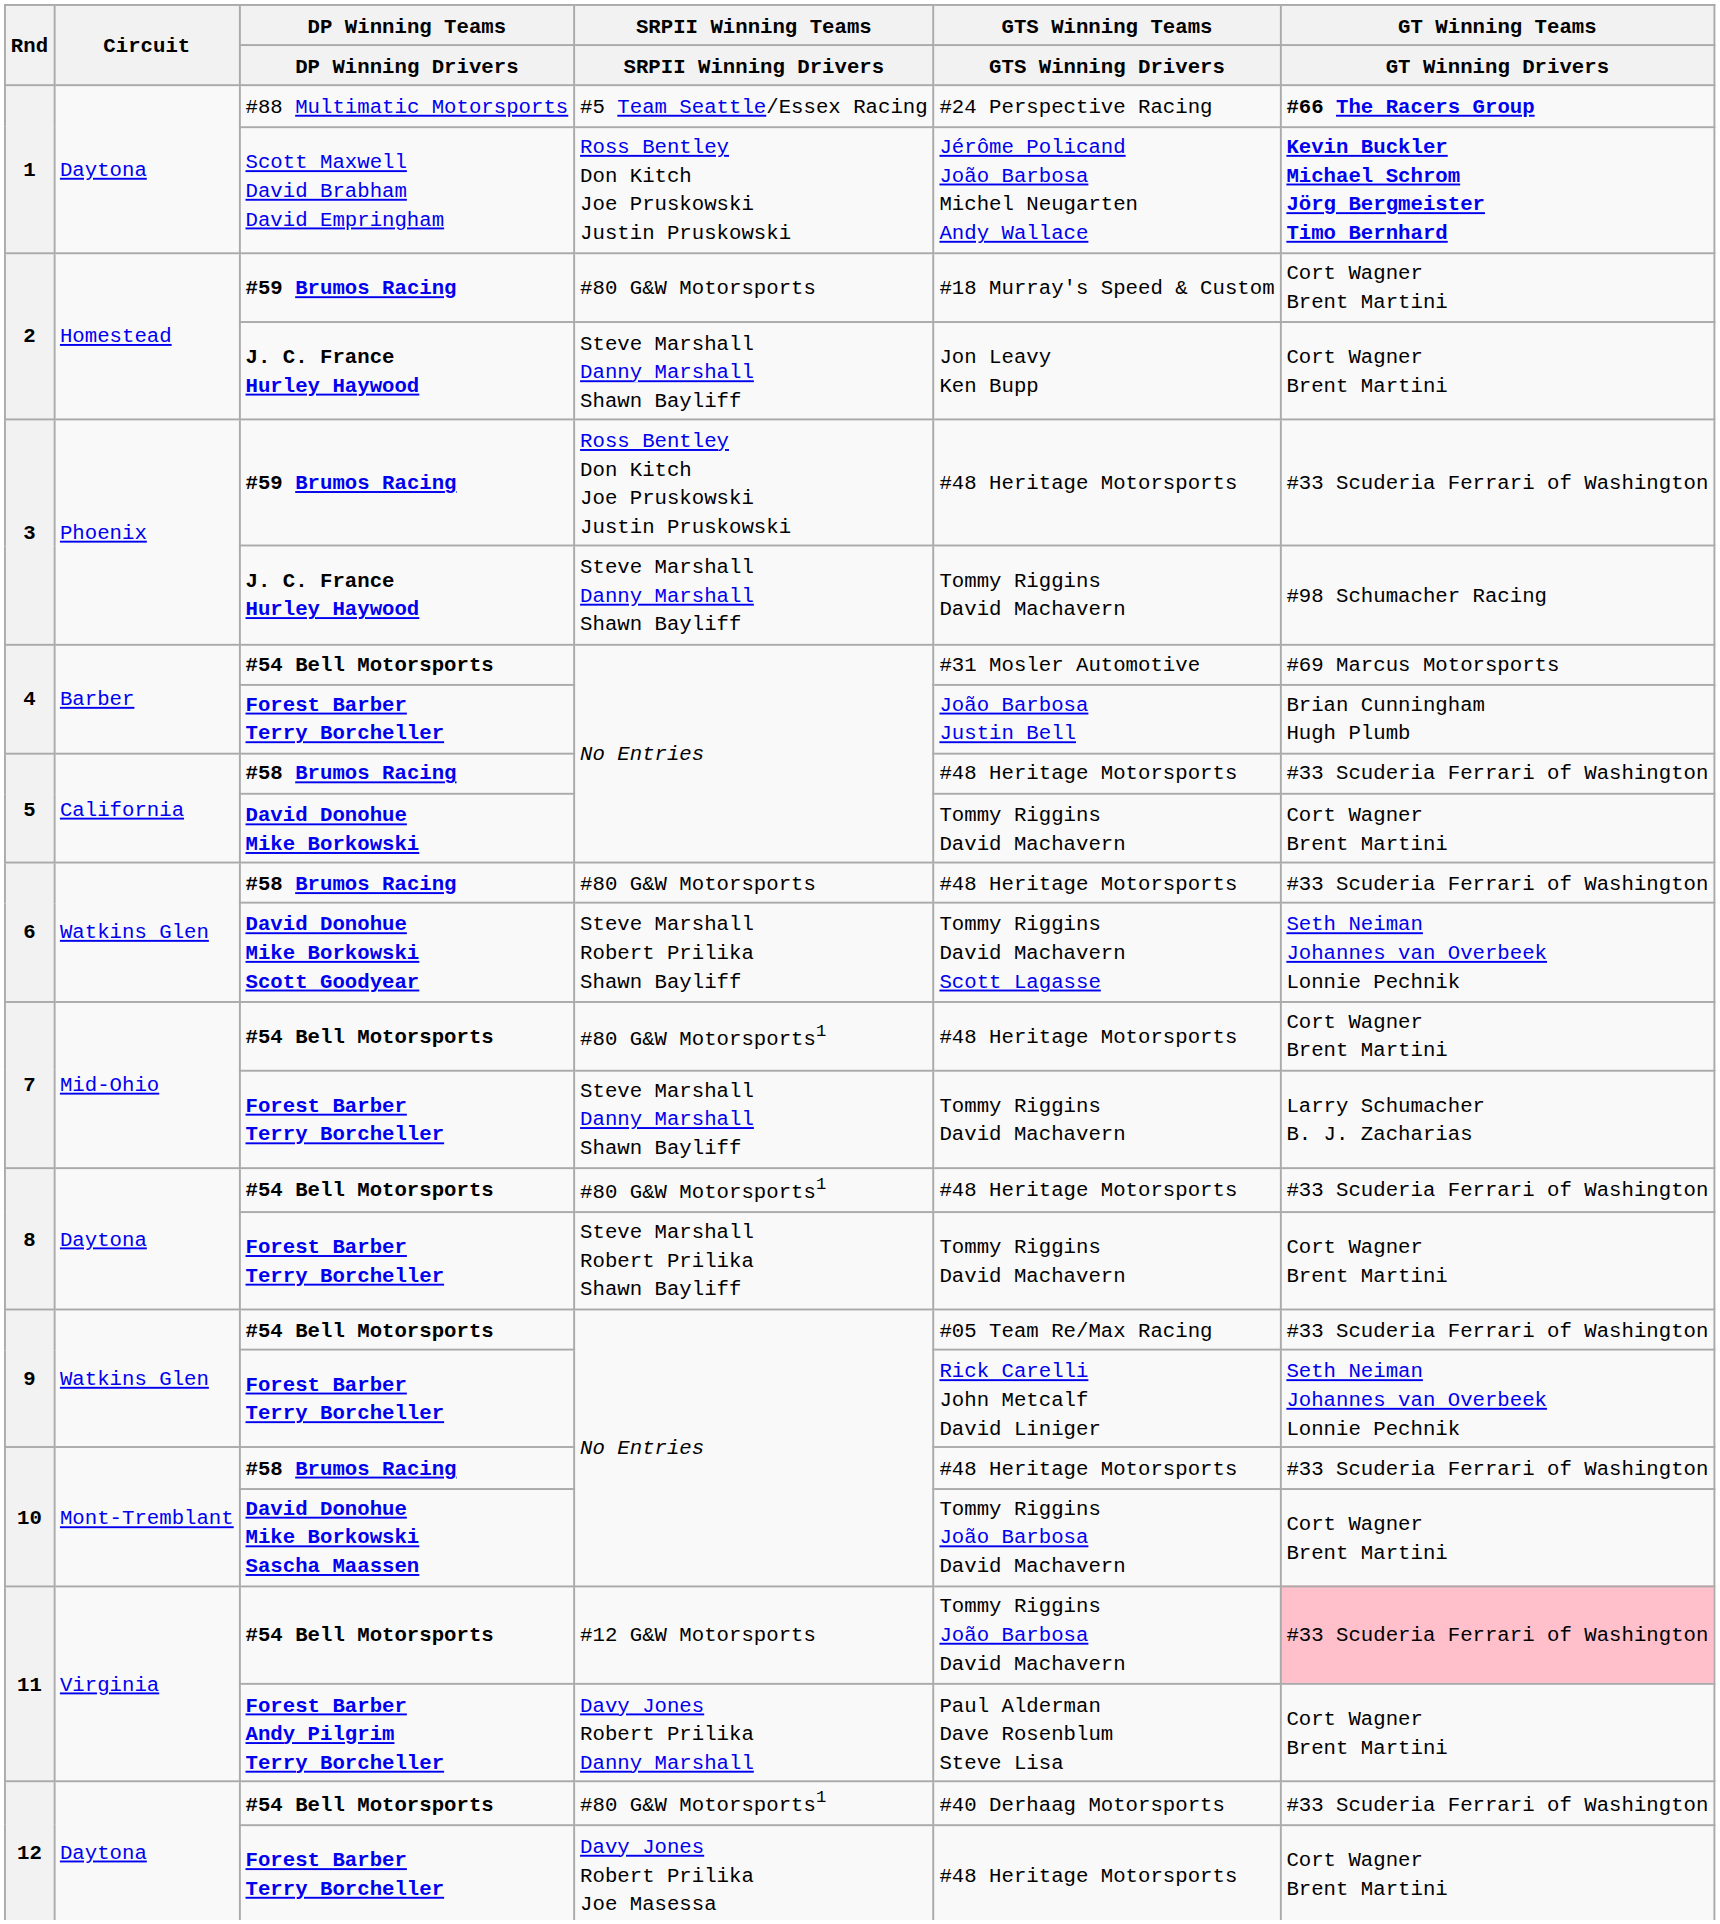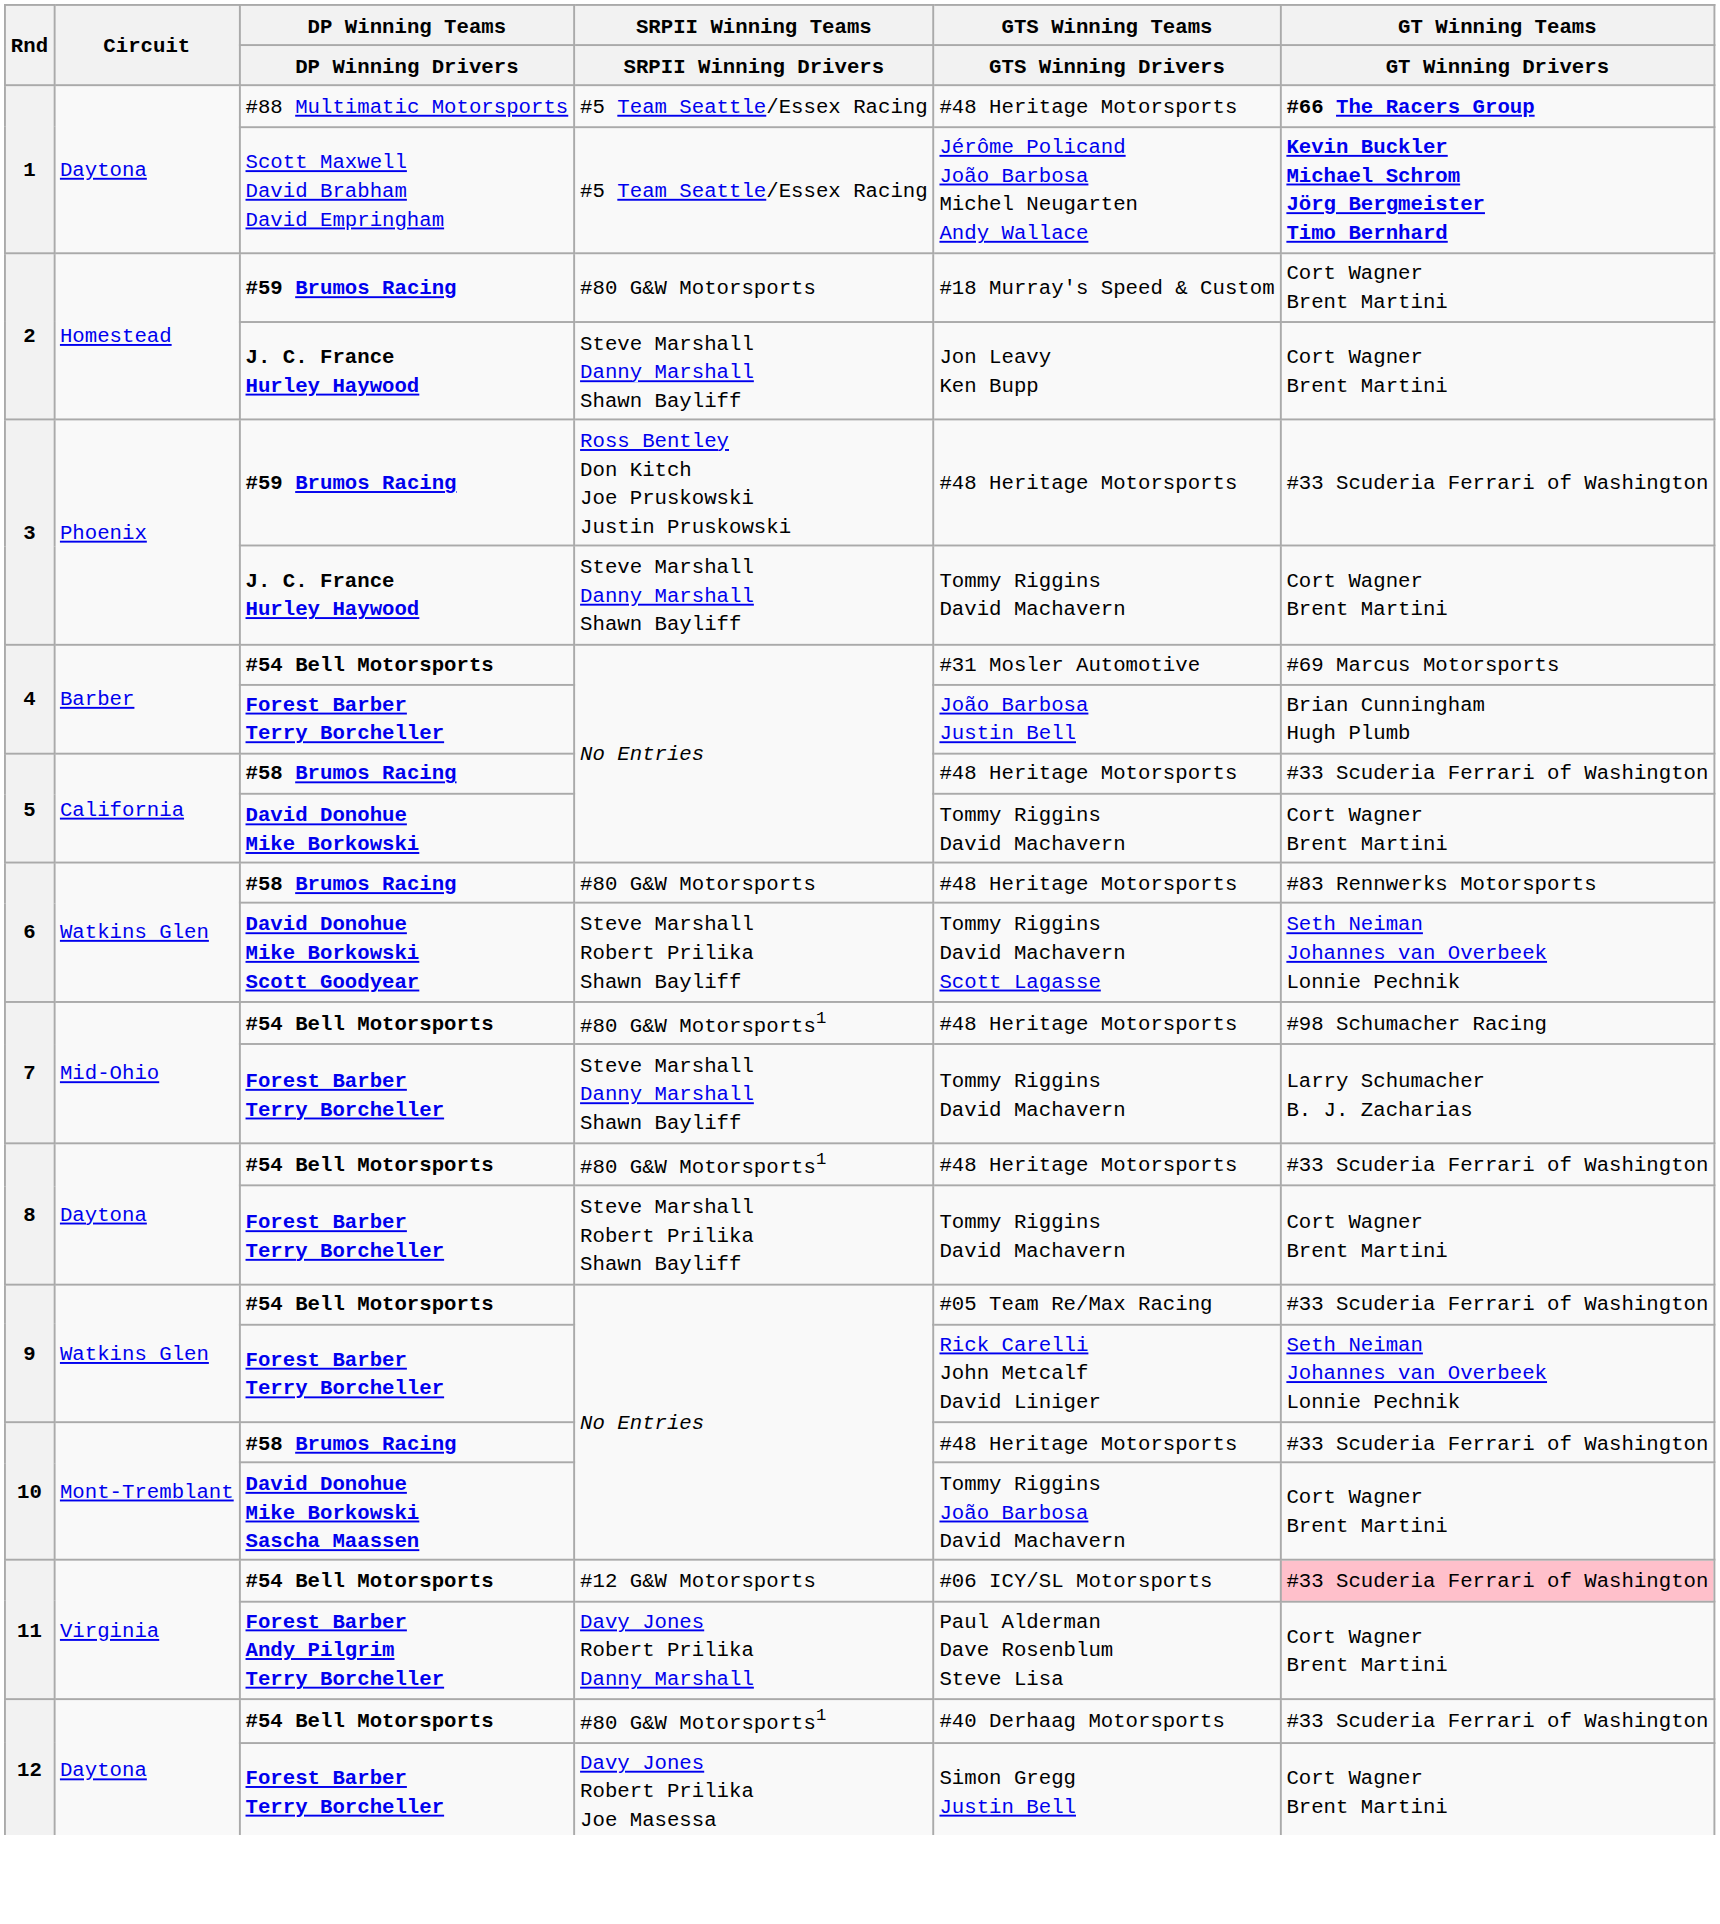(1076, 107) #24 Perspective Racing -> (1088, 107) #48 Heritage Motorsports
(686, 191) Ross Bentley Don Kitch Joe Pruskowski Justin Pruskowski -> (754, 191) #5 Team Seattle/Essex Racing
(1417, 596) #98 Schumacher Racing -> (1367, 596) Cort Wagner Brent Martini
(1497, 884) #33 Scuderia Ferrari of Washington -> (1442, 884) #83 Rennwerks Motorsports
(1367, 1037) Cort Wagner Brent Martini -> (1417, 1024) #98 Schumacher Racing
(1033, 1636) Tommy Riggins João Barbosa David Machavern -> (1076, 1582) #06 ICY/SL Motorsports
(1088, 1875) #48 Heritage Motorsports -> (1008, 1792) Simon Gregg Justin Bell
